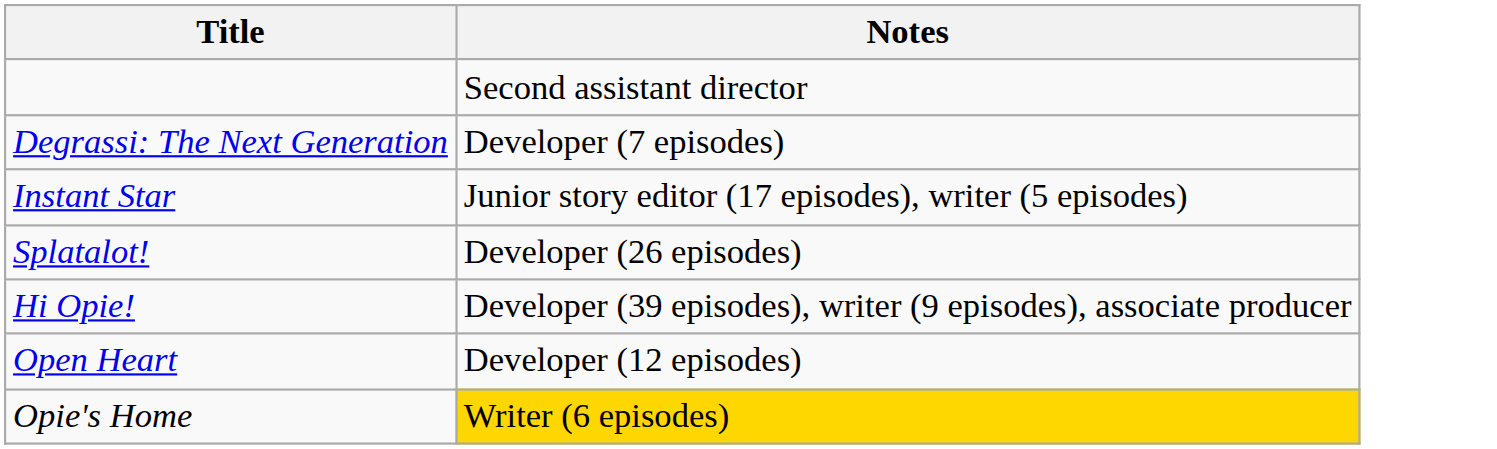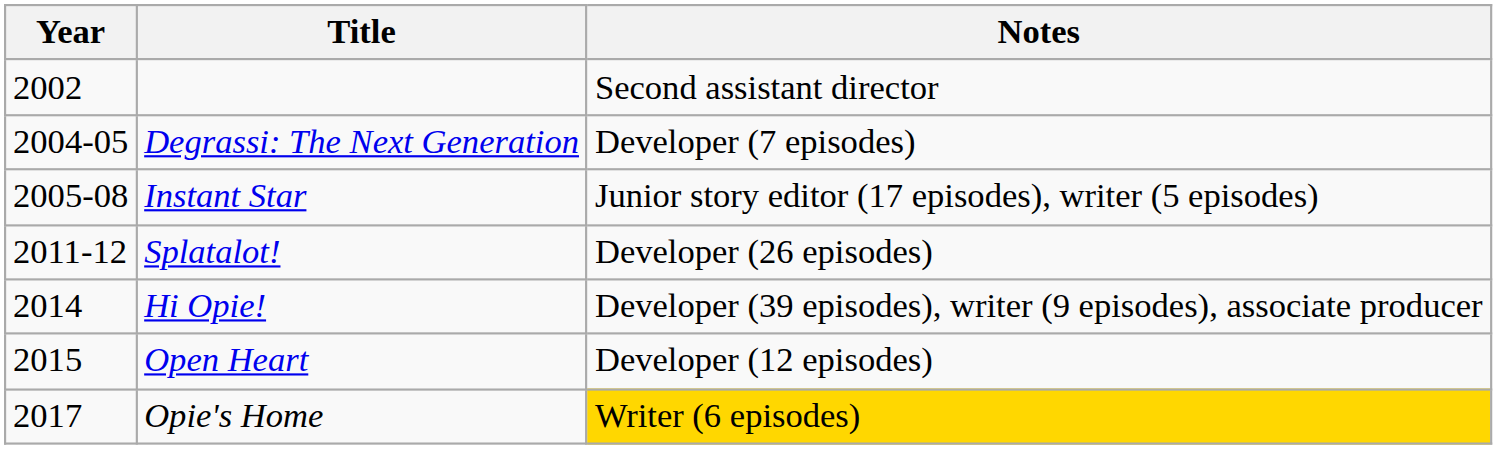+ column: (71, 31)
